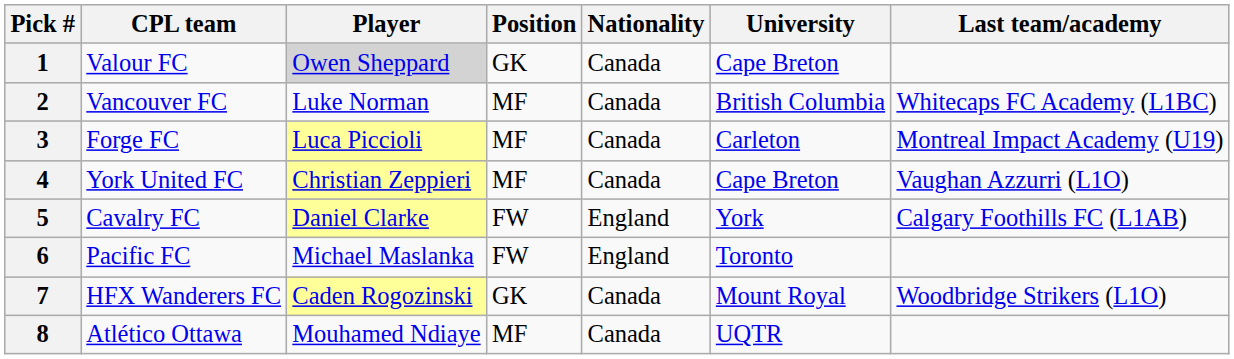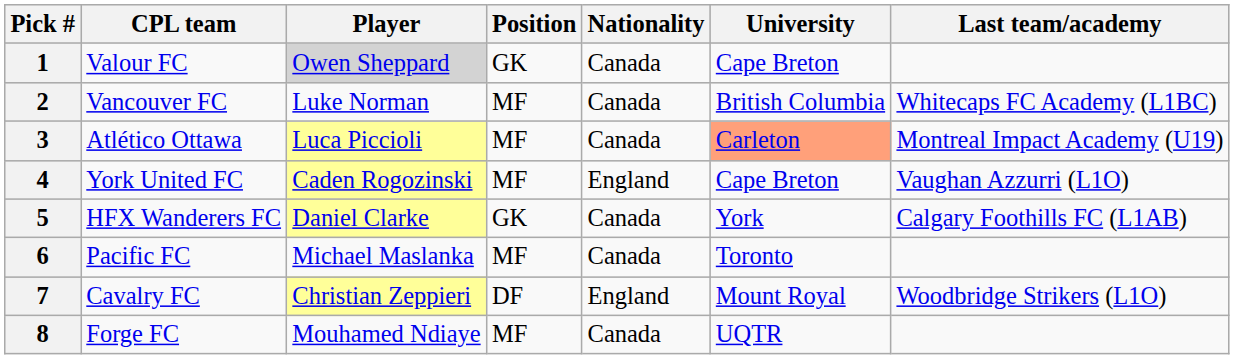(133, 140) Forge FC -> (164, 140) Atlético Ottawa
(758, 140) no background -> (758, 140) lightsalmon background
(382, 179) Christian Zeppieri -> (382, 179) Caden Rogozinski
(624, 179) Canada -> (628, 179) England
(143, 218) Cavalry FC -> (184, 218) HFX Wanderers FC
(510, 218) FW -> (510, 218) GK
(628, 218) England -> (624, 218) Canada
(510, 256) FW -> (510, 256) MF
(628, 256) England -> (624, 256) Canada
(184, 295) HFX Wanderers FC -> (143, 295) Cavalry FC
(382, 295) Caden Rogozinski -> (382, 295) Christian Zeppieri
(510, 295) GK -> (508, 295) DF
(624, 295) Canada -> (628, 295) England
(164, 334) Atlético Ottawa -> (133, 334) Forge FC
